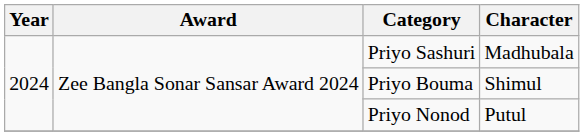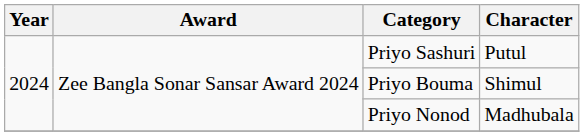(529, 51) Madhubala -> (505, 51) Putul
(505, 114) Putul -> (529, 114) Madhubala
